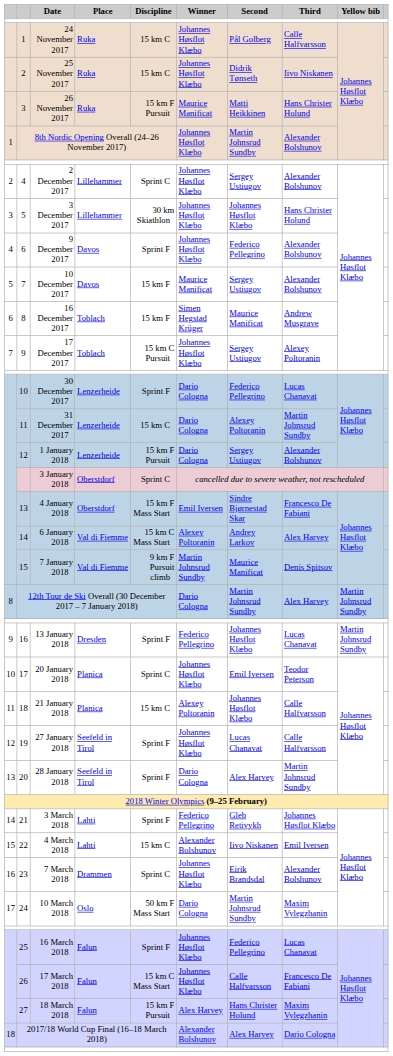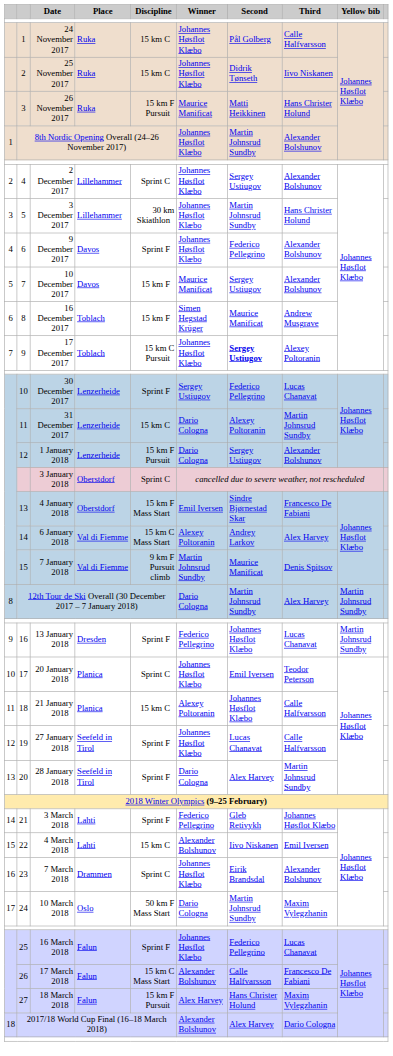(245, 215) Johannes Høsflot Klæbo -> (245, 215) Martin Johnsrud Sundby
(245, 352) normal -> (246, 352) bold
(193, 391) Dario Cologna -> (194, 391) Sergey Ustiugov
(194, 981) Johannes Høsflot Klæbo -> (197, 976) Alexander Bolshunov
